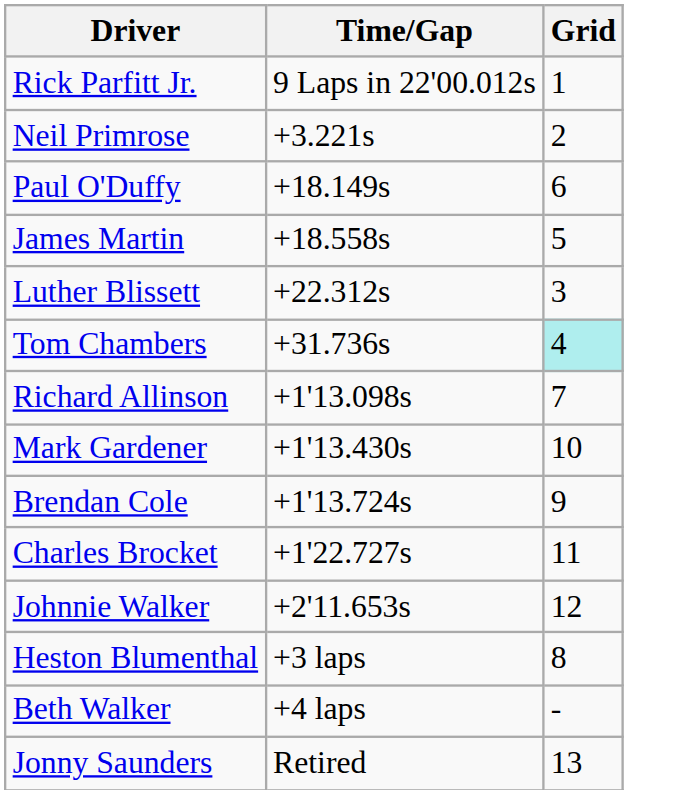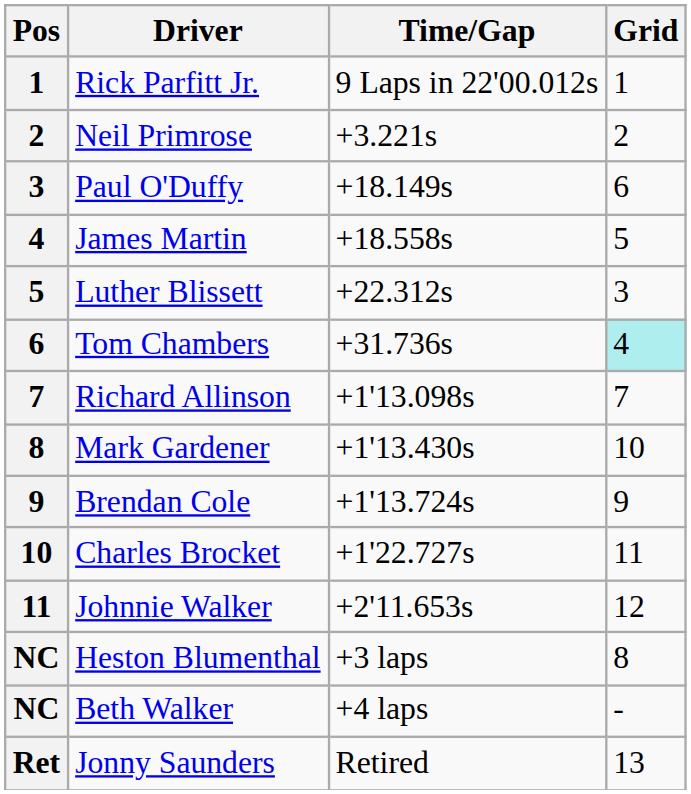+ column: (36, 30)
